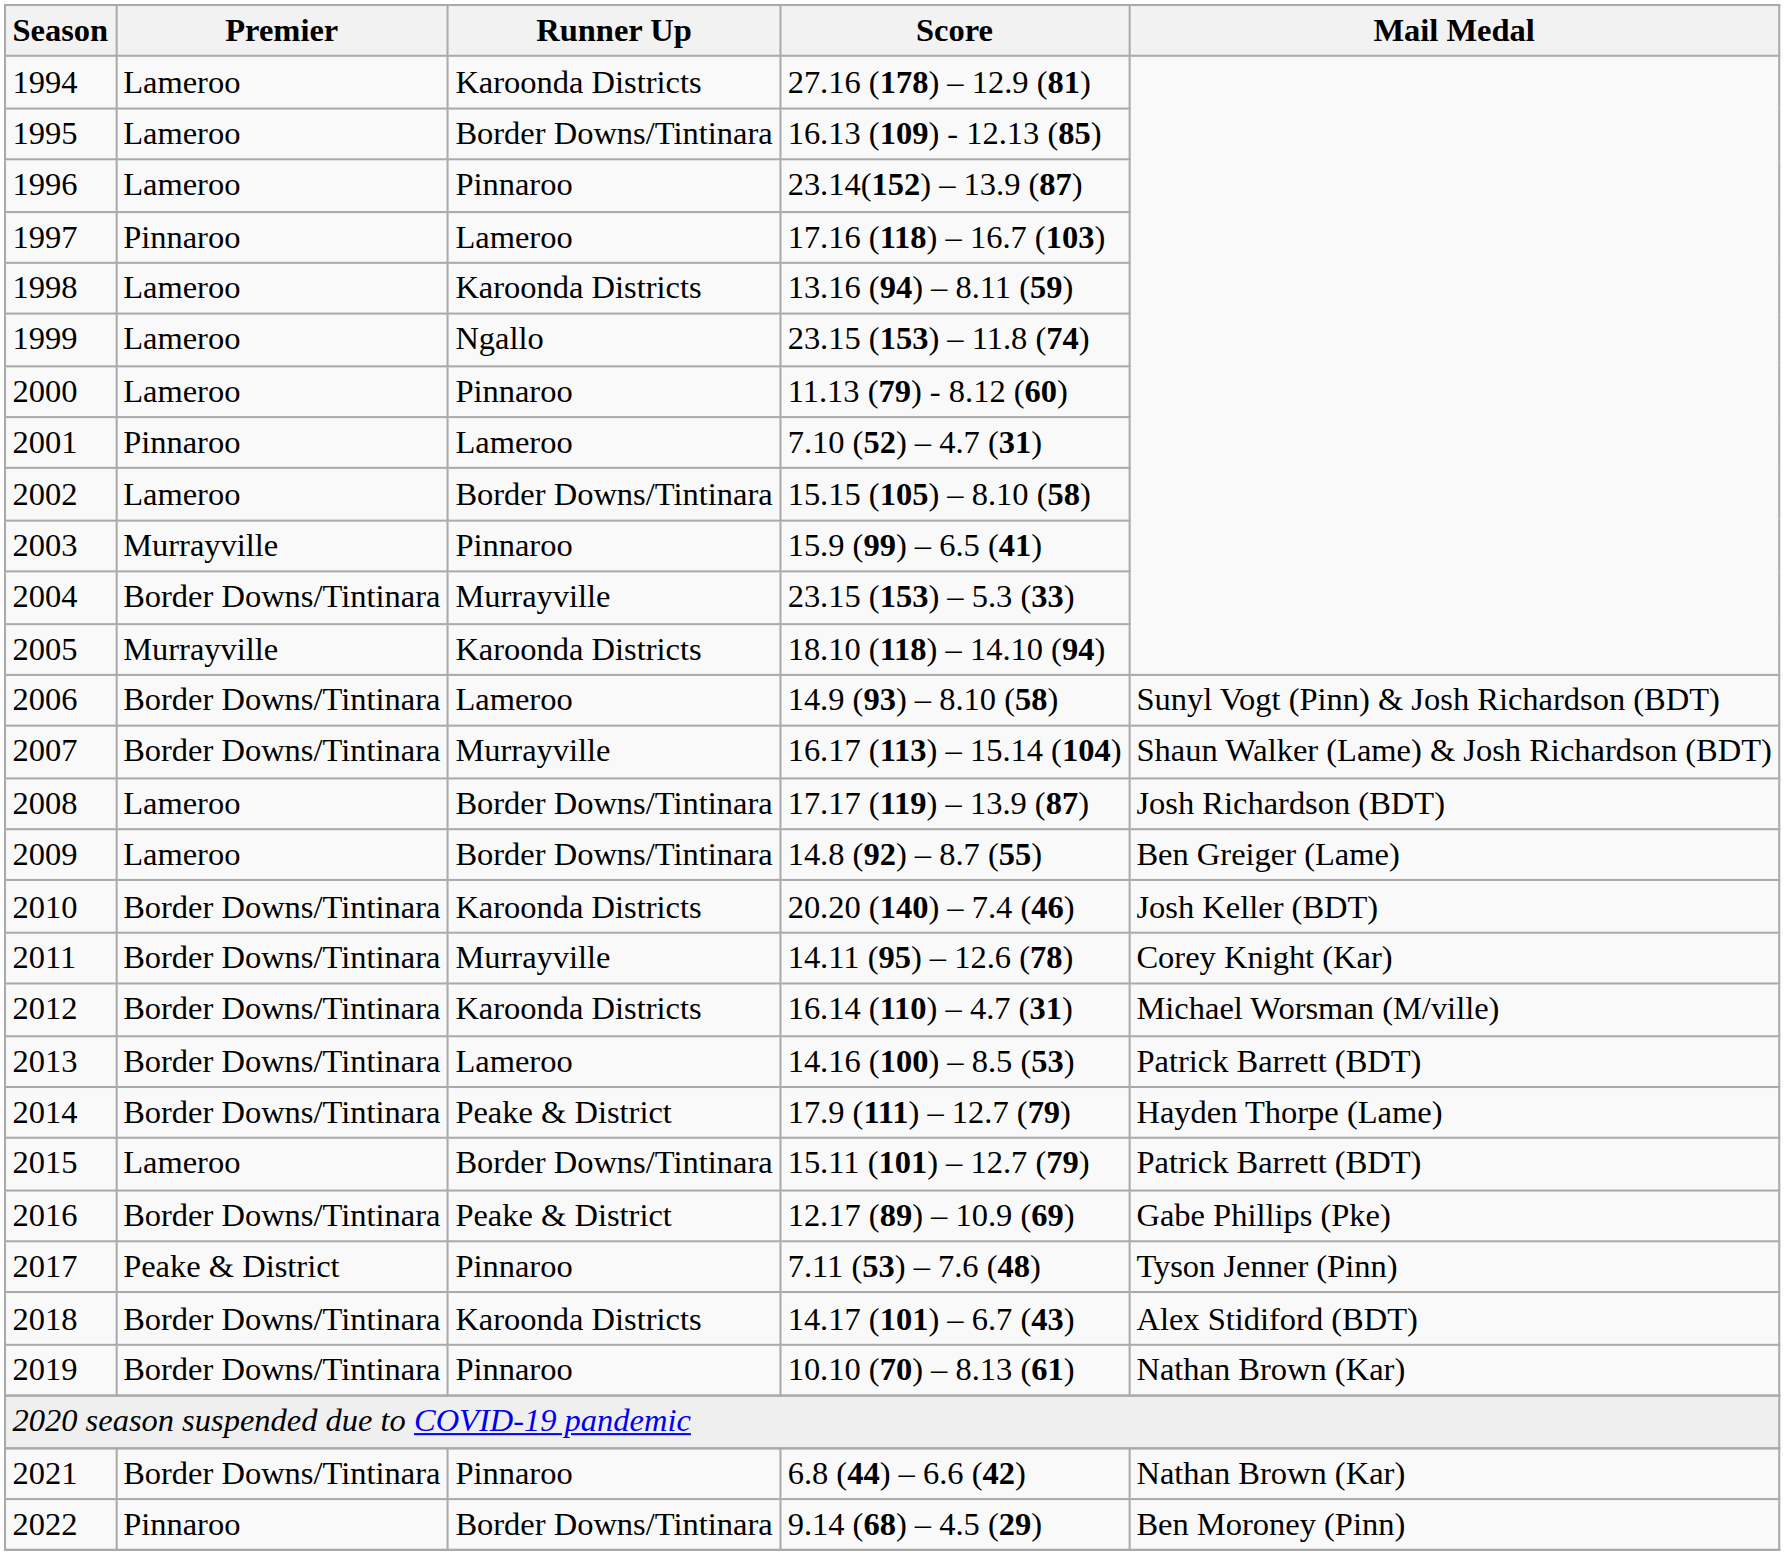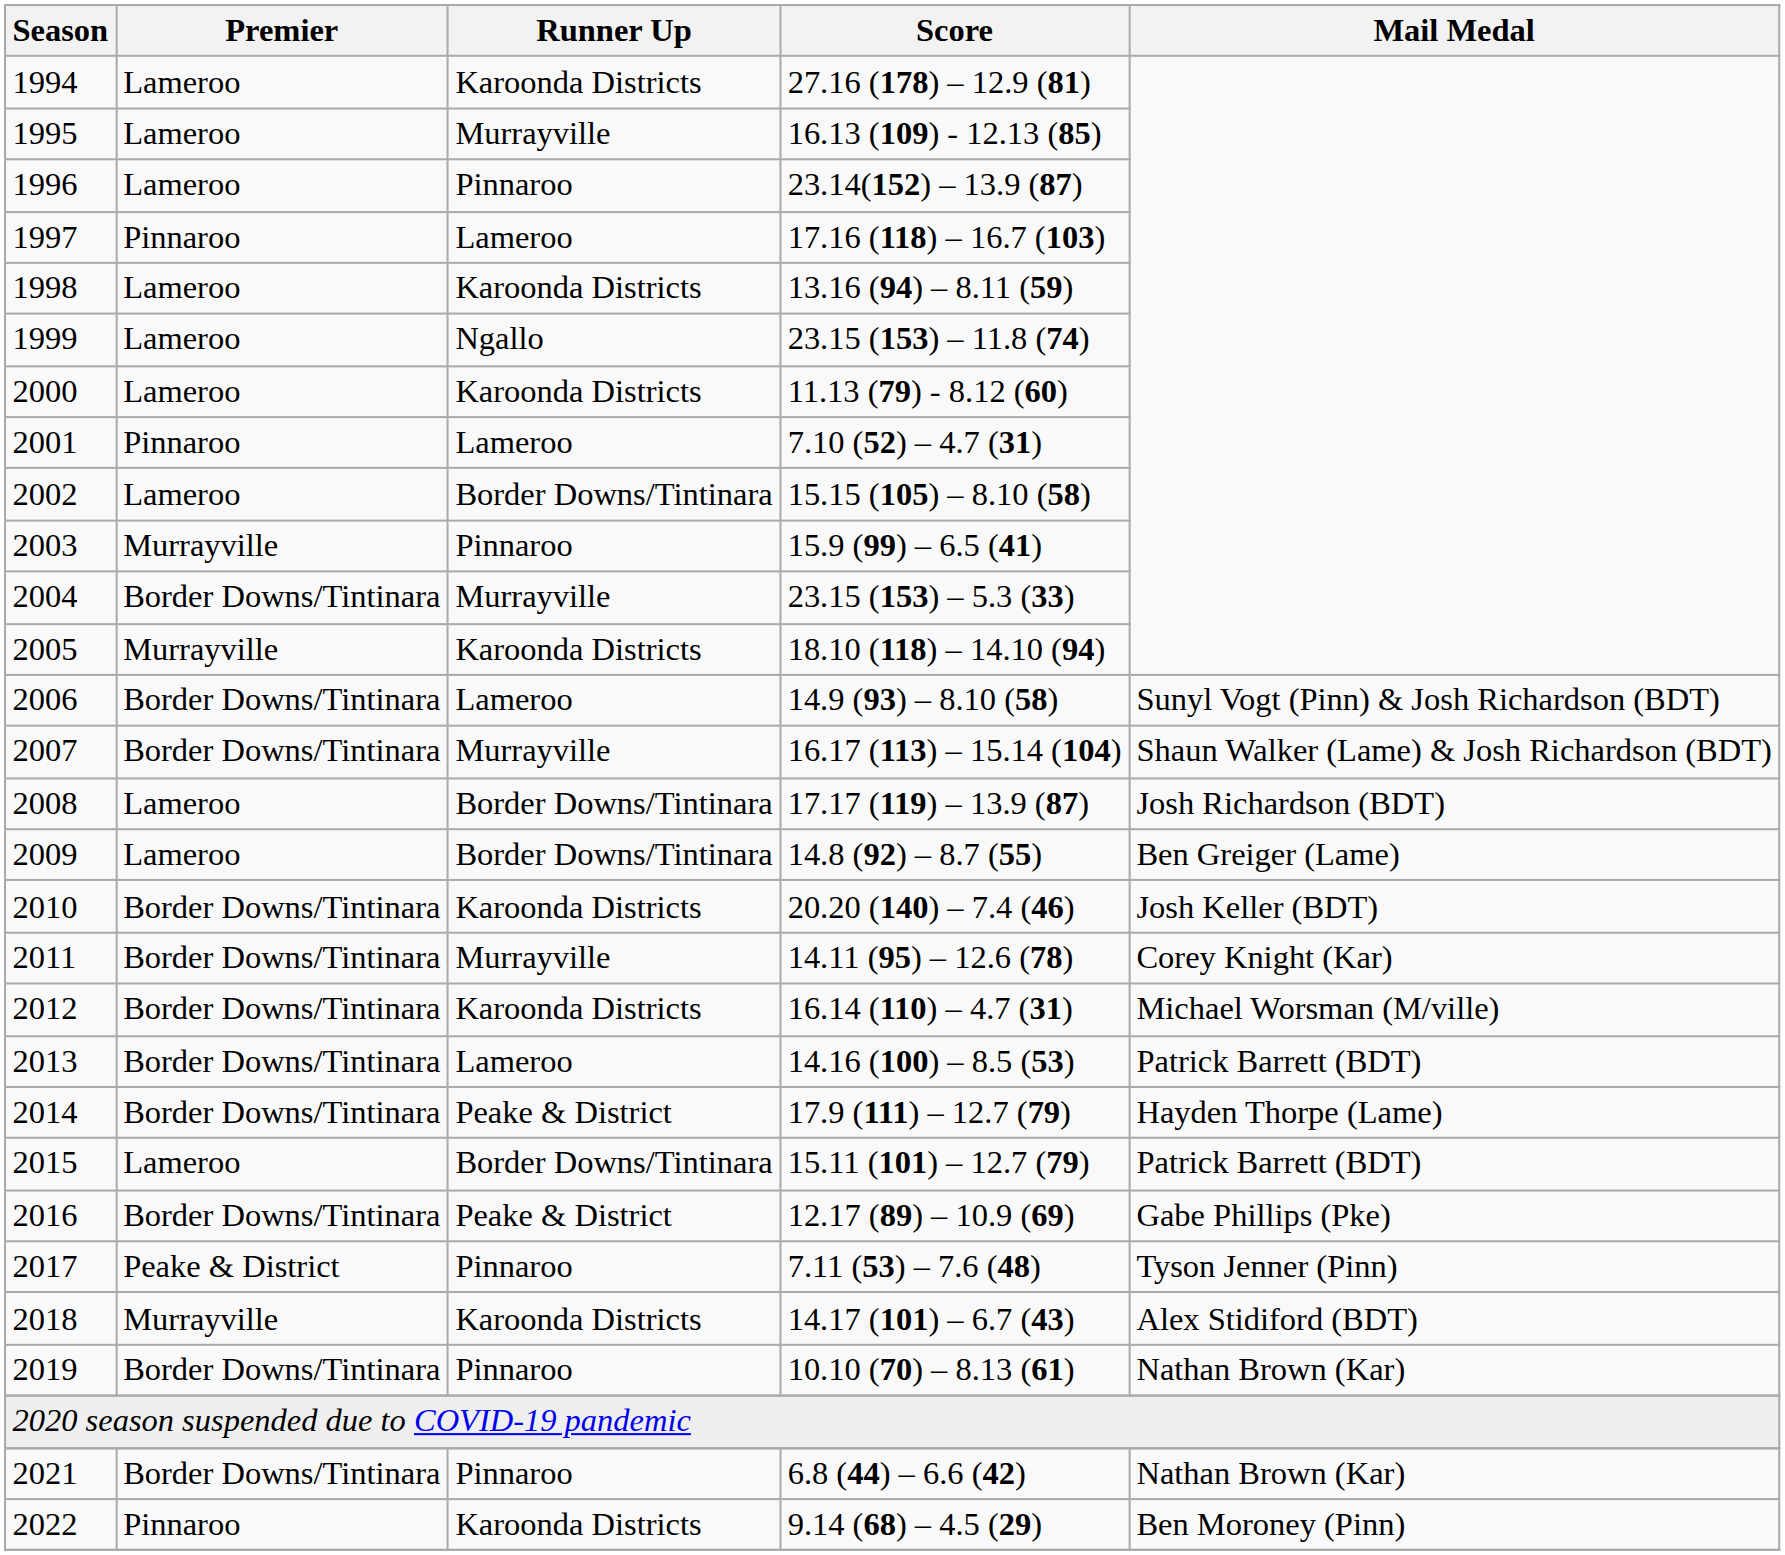(614, 133) Border Downs/Tintinara -> (533, 133) Murrayville
(514, 390) Pinnaroo -> (579, 390) Karoonda Districts
(282, 1318) Border Downs/Tintinara -> (201, 1318) Murrayville
(614, 1524) Border Downs/Tintinara -> (579, 1524) Karoonda Districts
